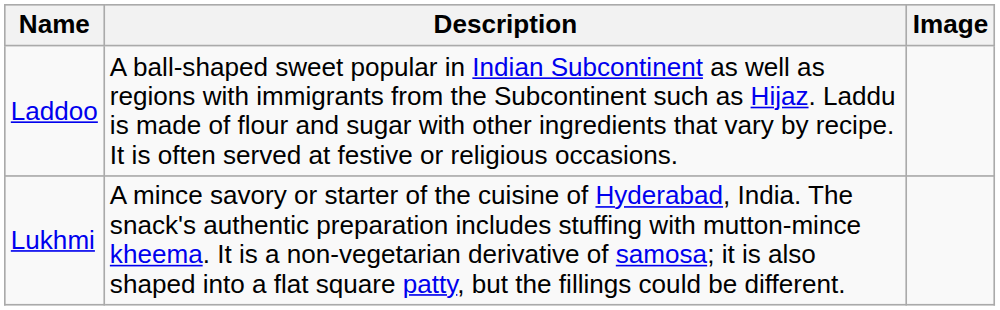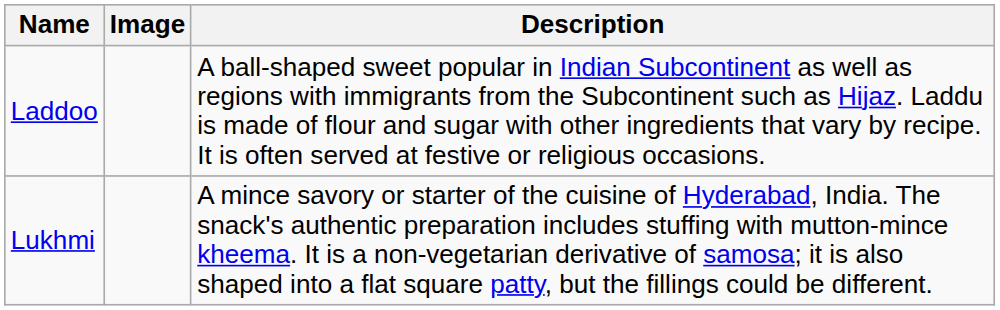columns swapped: (951, 25) <-> (505, 25)
